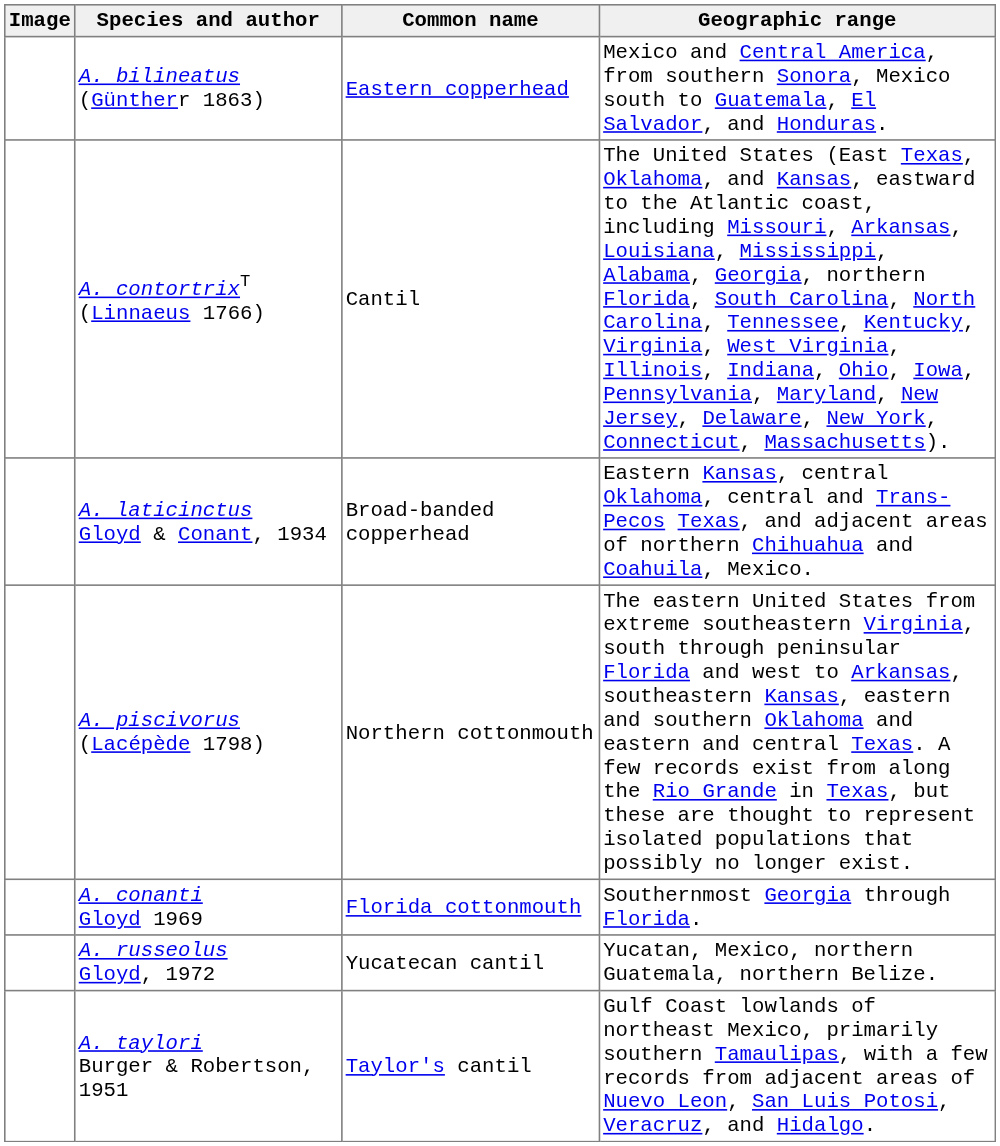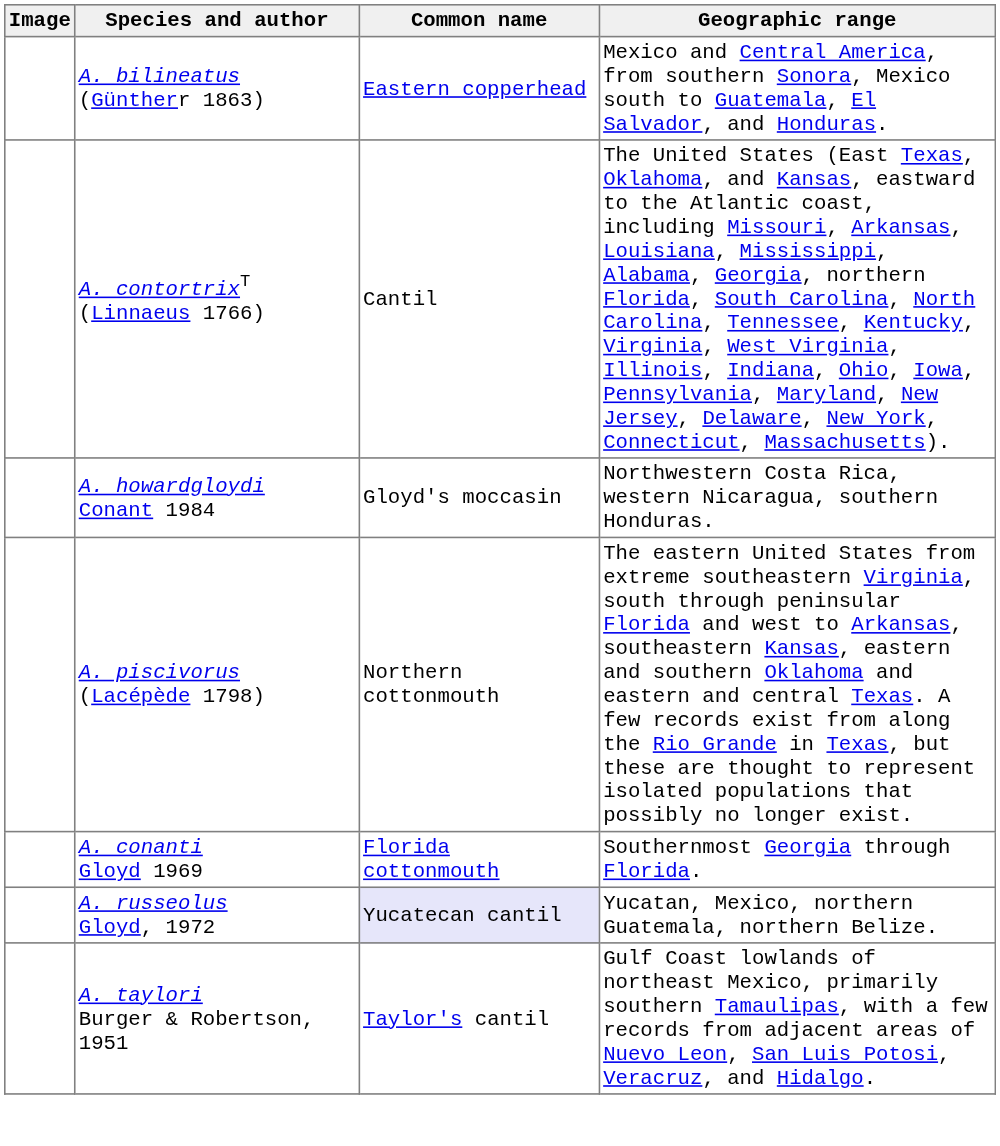- row: (203, 522)
+ row: (172, 498)
(445, 963) no background -> (462, 915) lavender background
